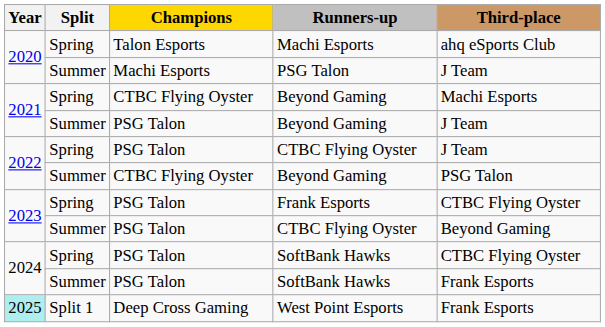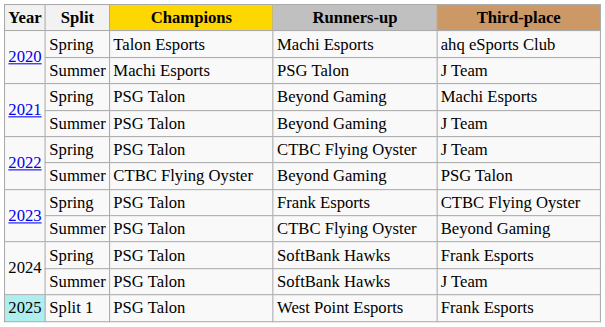(183, 96) CTBC Flying Oyster -> (149, 96) PSG Talon
(511, 255) CTBC Flying Oyster -> (487, 255) Frank Esports
(487, 281) Frank Esports -> (464, 281) J Team
(181, 307) Deep Cross Gaming -> (149, 307) PSG Talon
